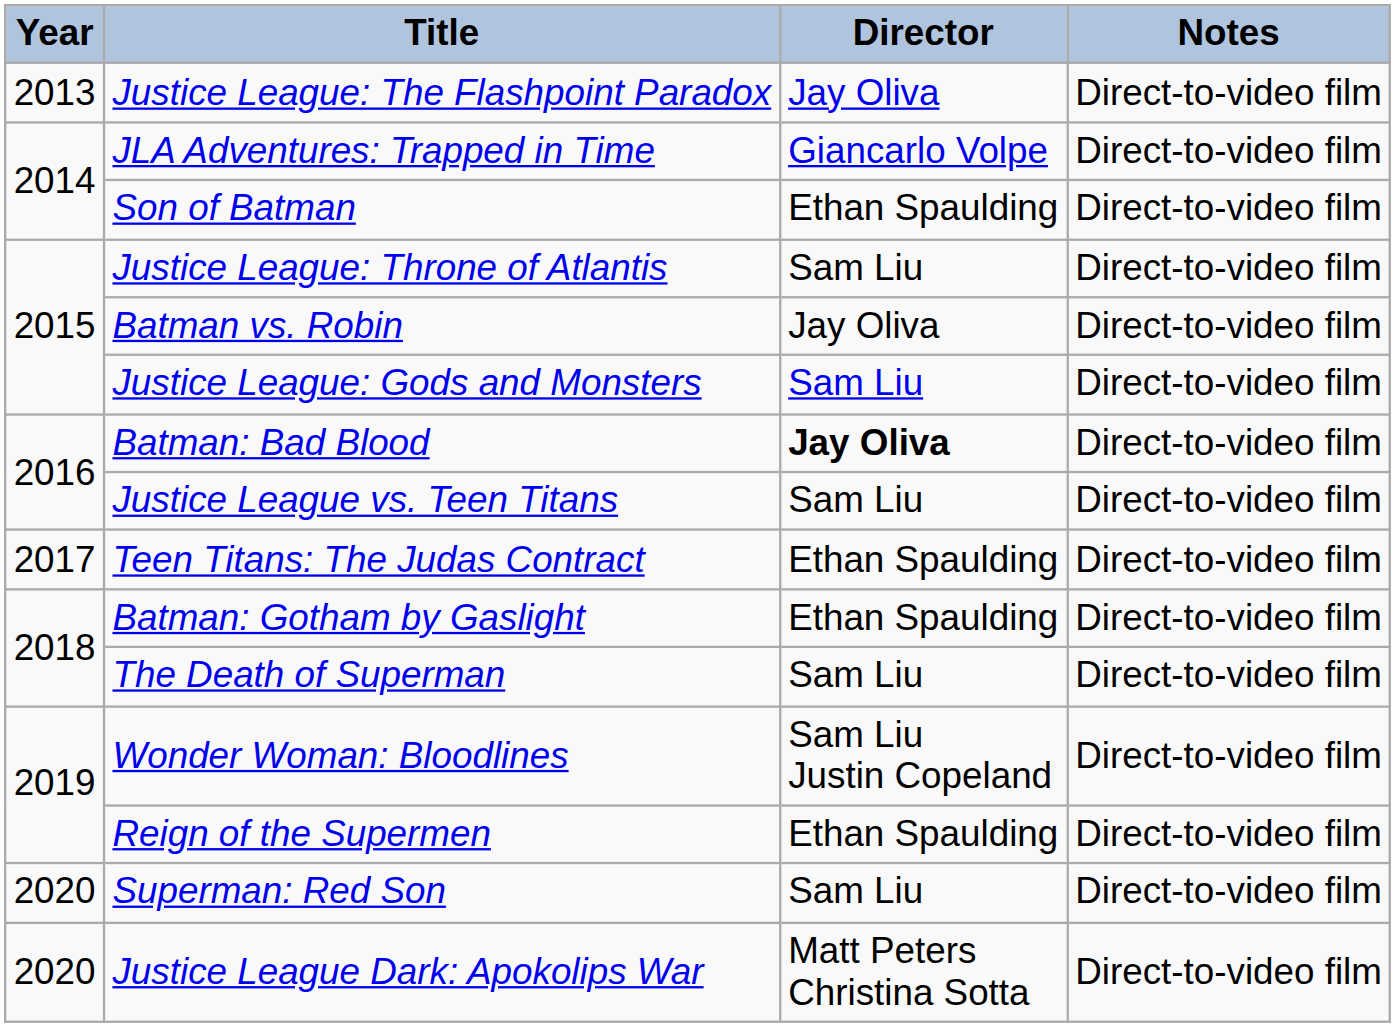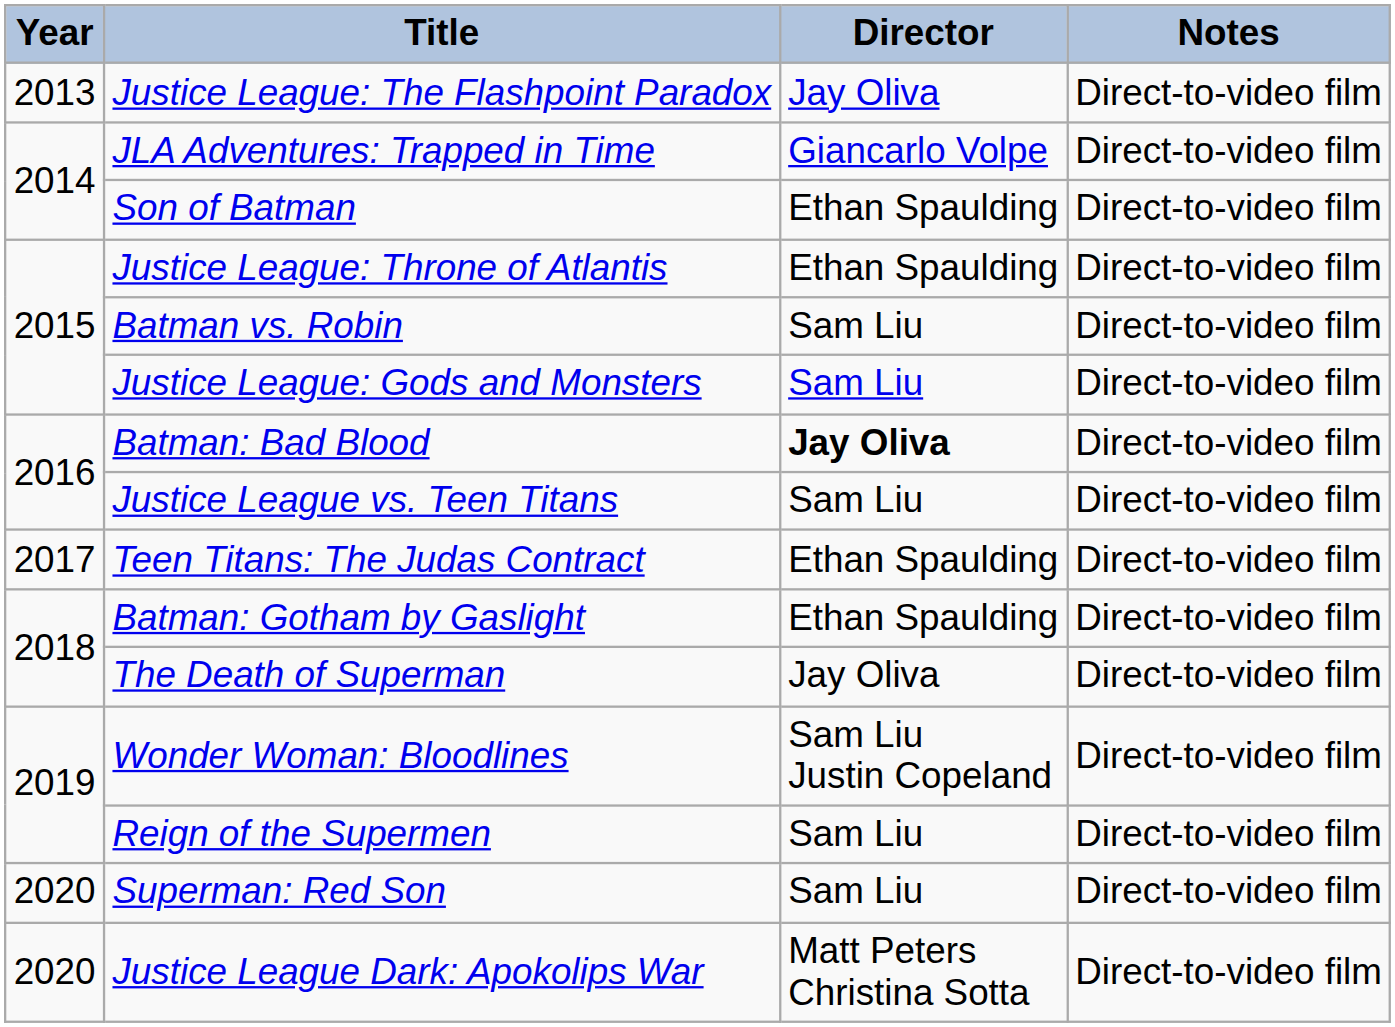(856, 267) Sam Liu -> (923, 267) Ethan Spaulding
(864, 325) Jay Oliva -> (856, 325) Sam Liu
(856, 675) Sam Liu -> (864, 675) Jay Oliva
(923, 833) Ethan Spaulding -> (856, 833) Sam Liu
